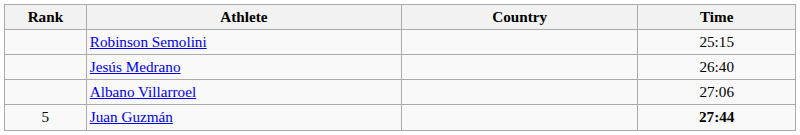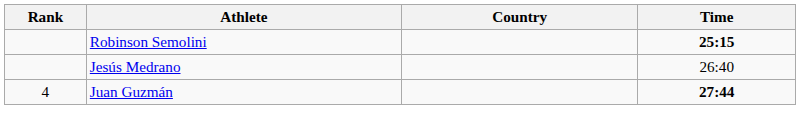(717, 42) normal -> (717, 42) bold
- row: (143, 92)
(45, 117) 5 -> (45, 92) 4
